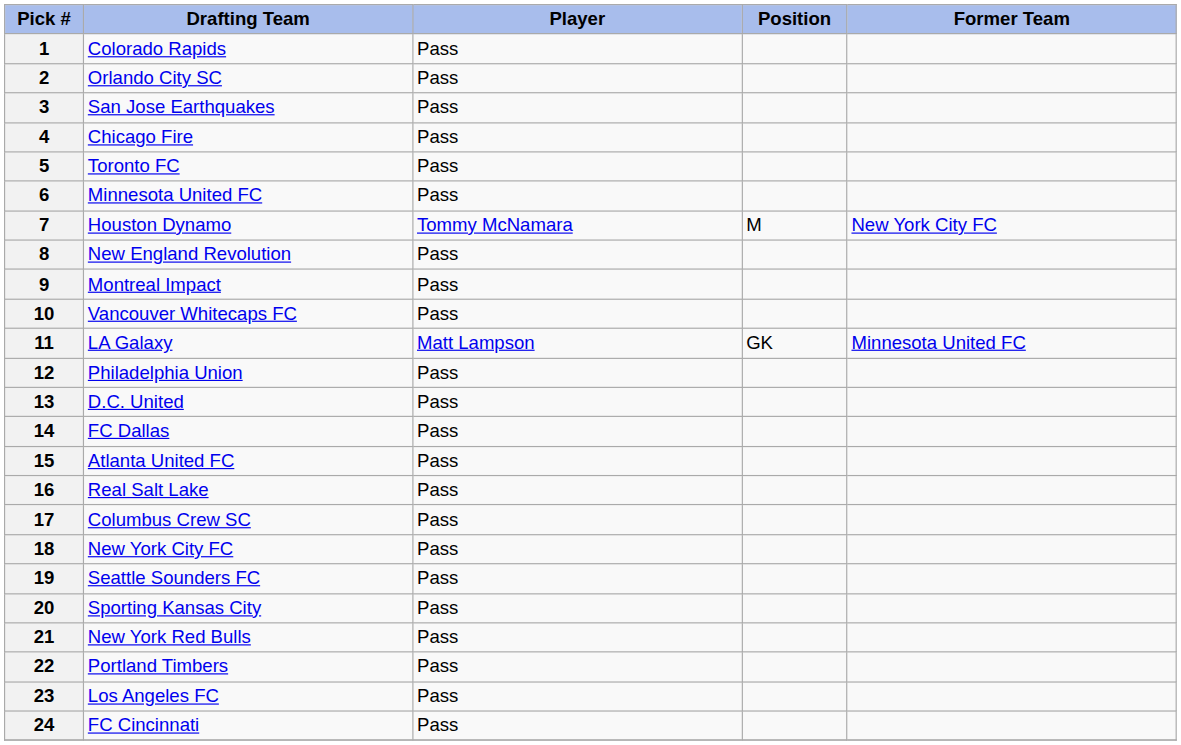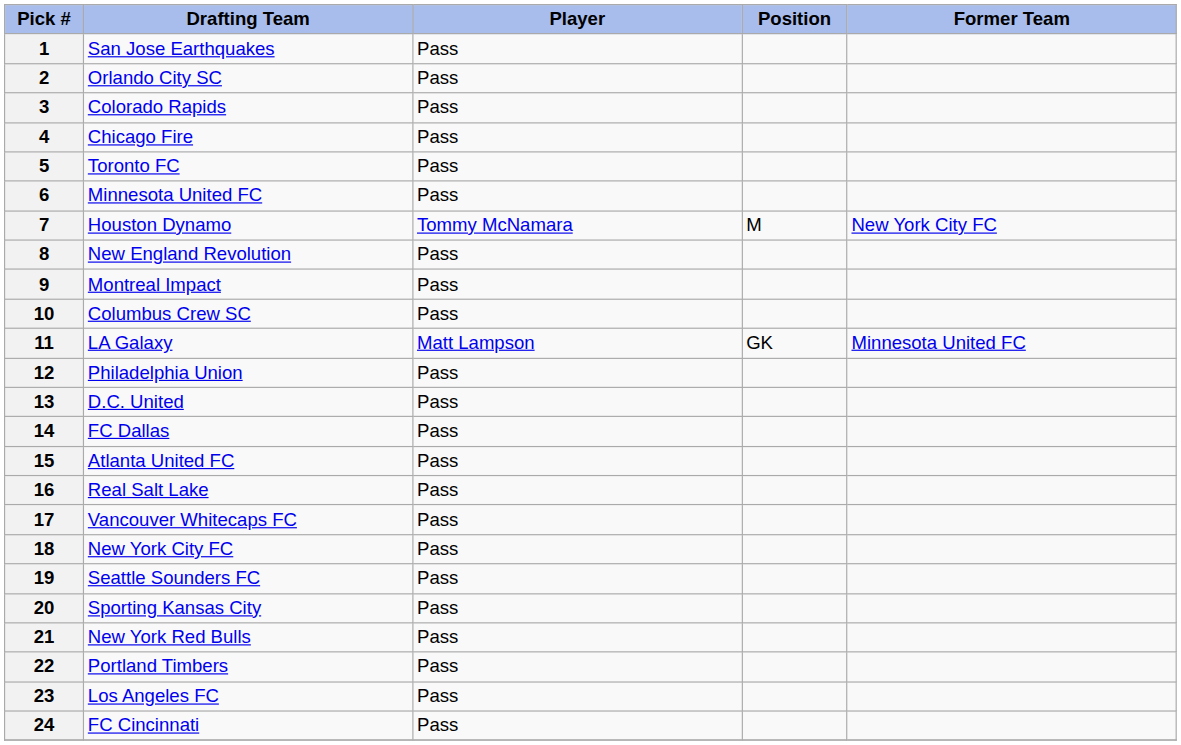(157, 48) Colorado Rapids -> (181, 48) San Jose Earthquakes
(181, 107) San Jose Earthquakes -> (157, 107) Colorado Rapids
(192, 313) Vancouver Whitecaps FC -> (169, 313) Columbus Crew SC
(169, 519) Columbus Crew SC -> (192, 519) Vancouver Whitecaps FC
